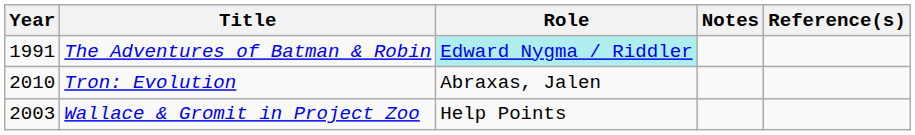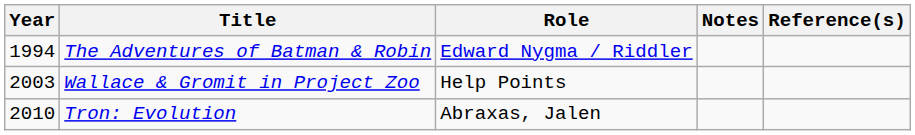(32, 51) 1991 -> (32, 51) 1994
(566, 51) paleturquoise background -> (566, 51) no background
rows swapped: (242, 114) <-> (150, 83)
